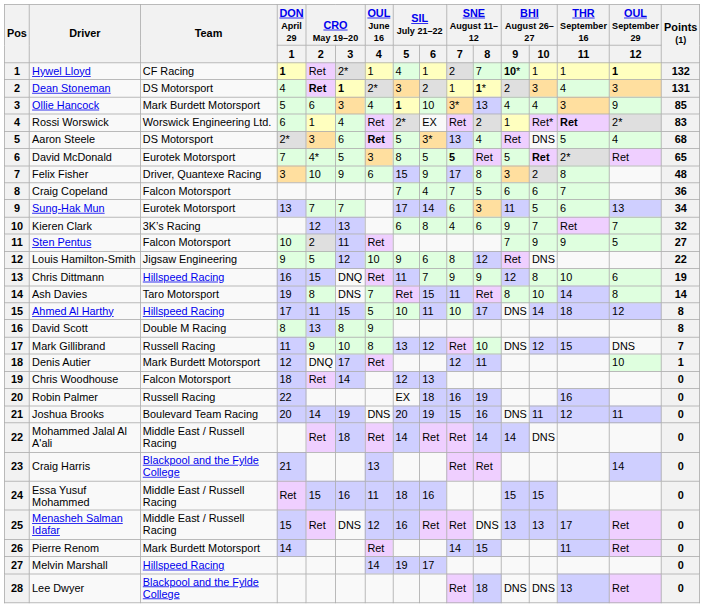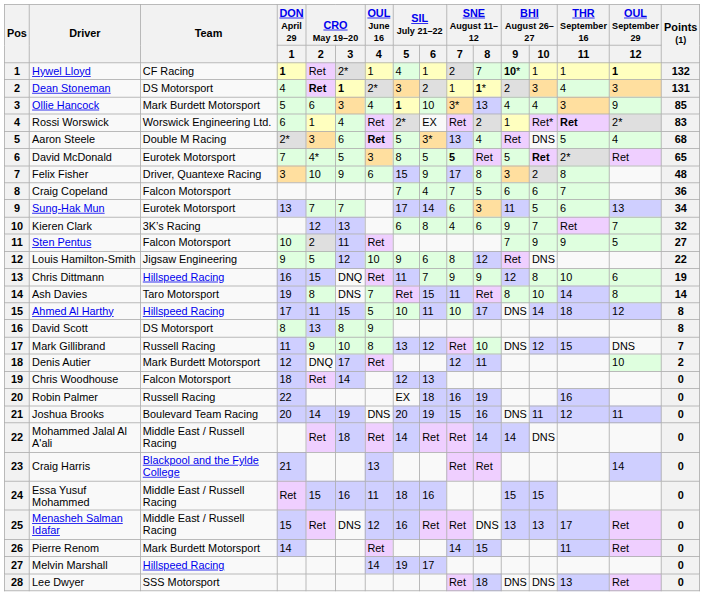(178, 139) DS Motorsport -> (185, 139) Double M Racing
(185, 328) Double M Racing -> (178, 328) DS Motorsport
(681, 362) 1 -> (681, 362) 2
(201, 588) Blackpool and the Fylde College -> (181, 582) SSS Motorsport
